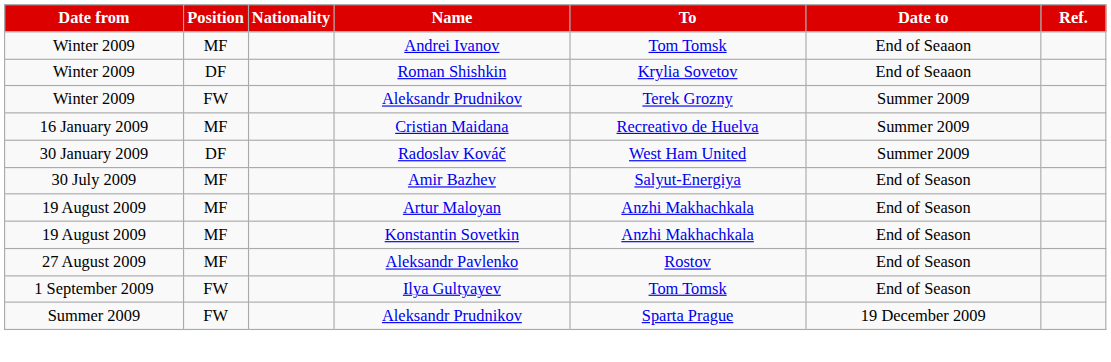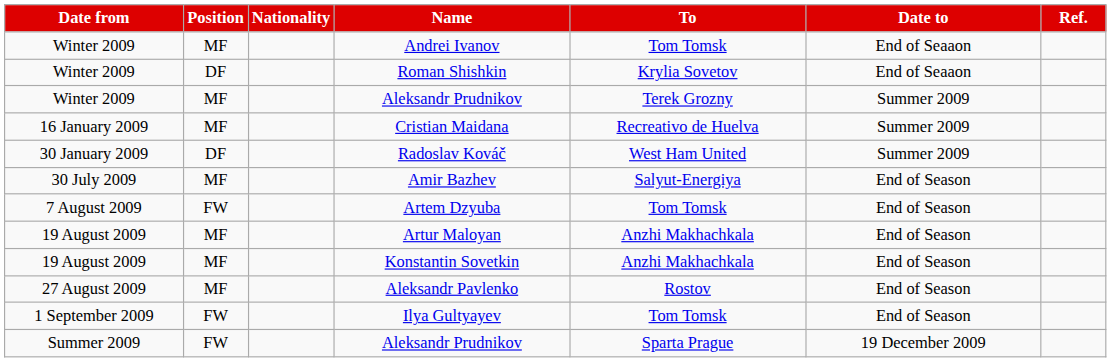(216, 99) FW -> (216, 99) MF
+ row: (94, 207)
